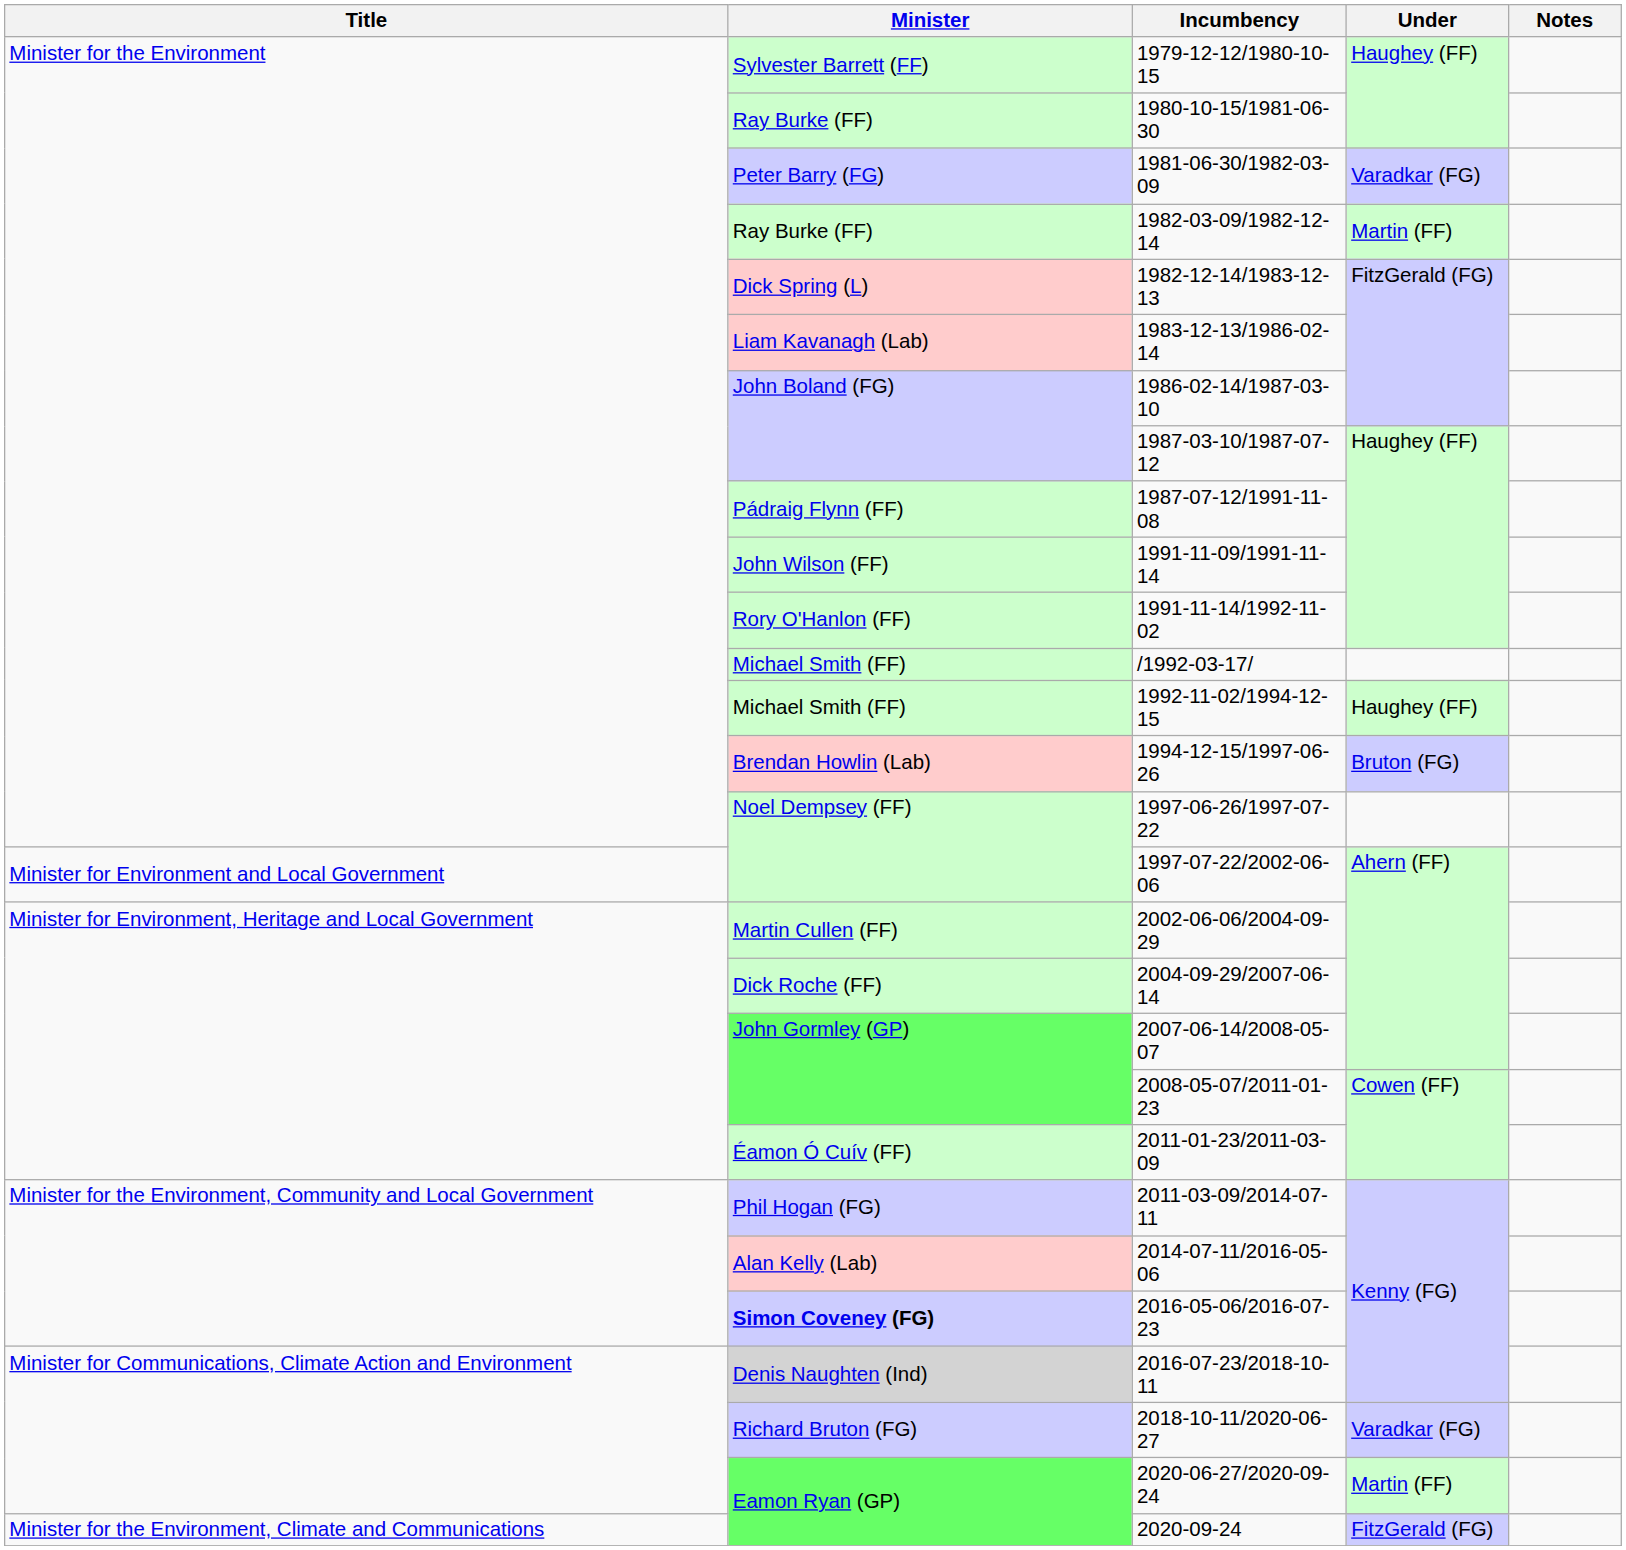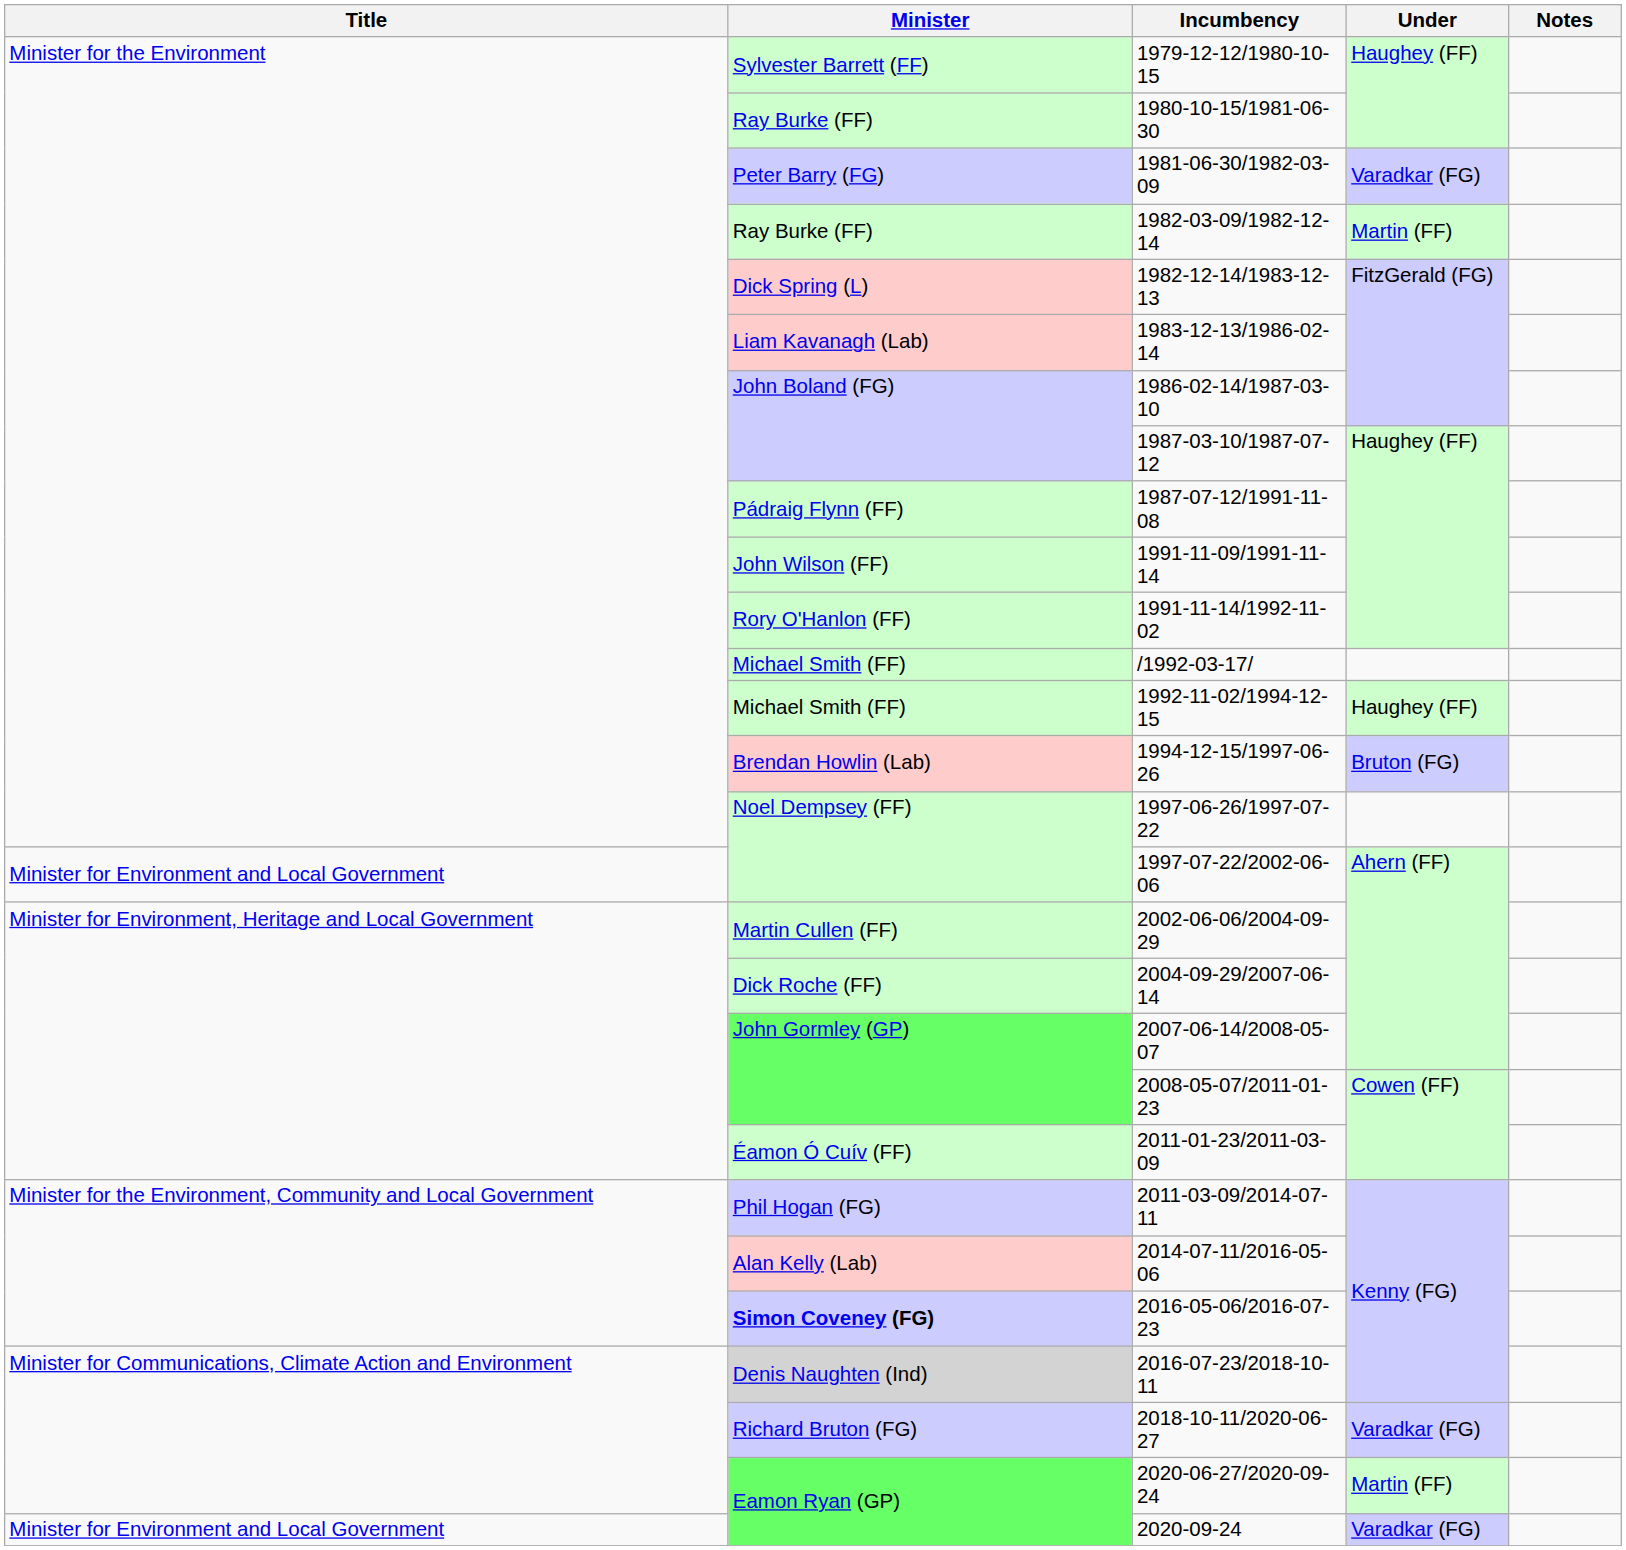(277, 1529) Minister for the Environment, Climate and Communications -> (227, 1529) Minister for Environment and Local Government
(1422, 1529) FitzGerald (FG) -> (1416, 1529) Varadkar (FG)
